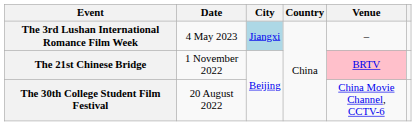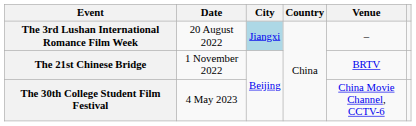(212, 36) 4 May 2023 -> (212, 36) 20 August 2022
(366, 65) pink background -> (366, 65) no background
(212, 100) 20 August 2022 -> (212, 100) 4 May 2023
